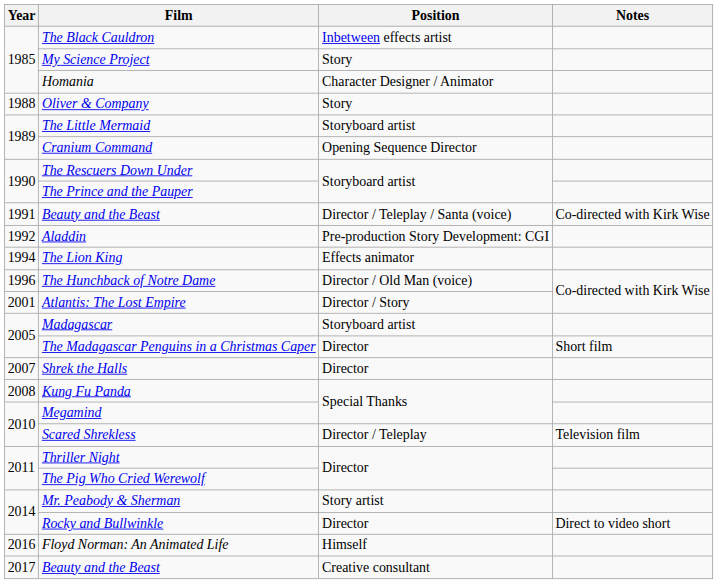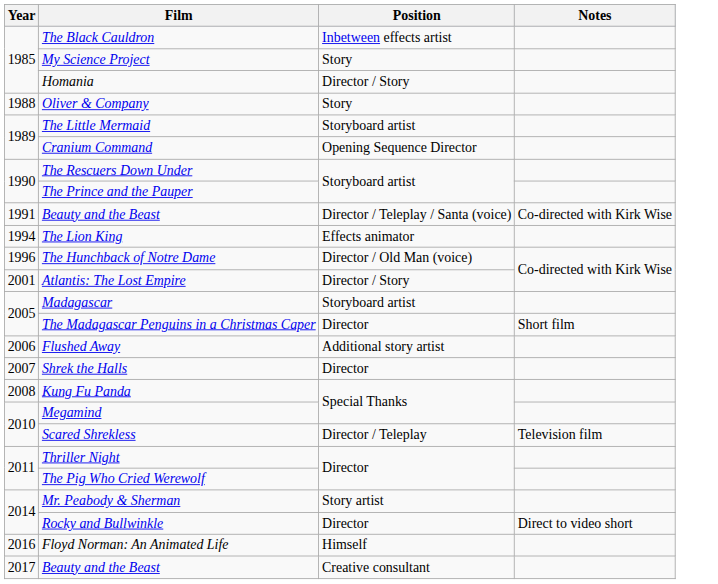(408, 81) Character Designer / Animator -> (366, 81) Director / Story
- row: (22, 236)
+ row: (22, 346)
